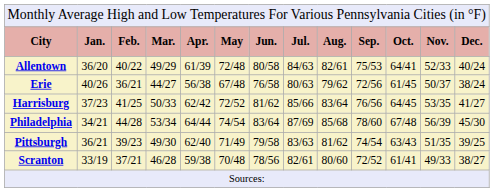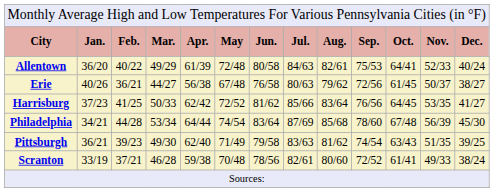(472, 85) 38/24 -> (472, 85) 38/27
(472, 161) 38/27 -> (472, 161) 38/24
